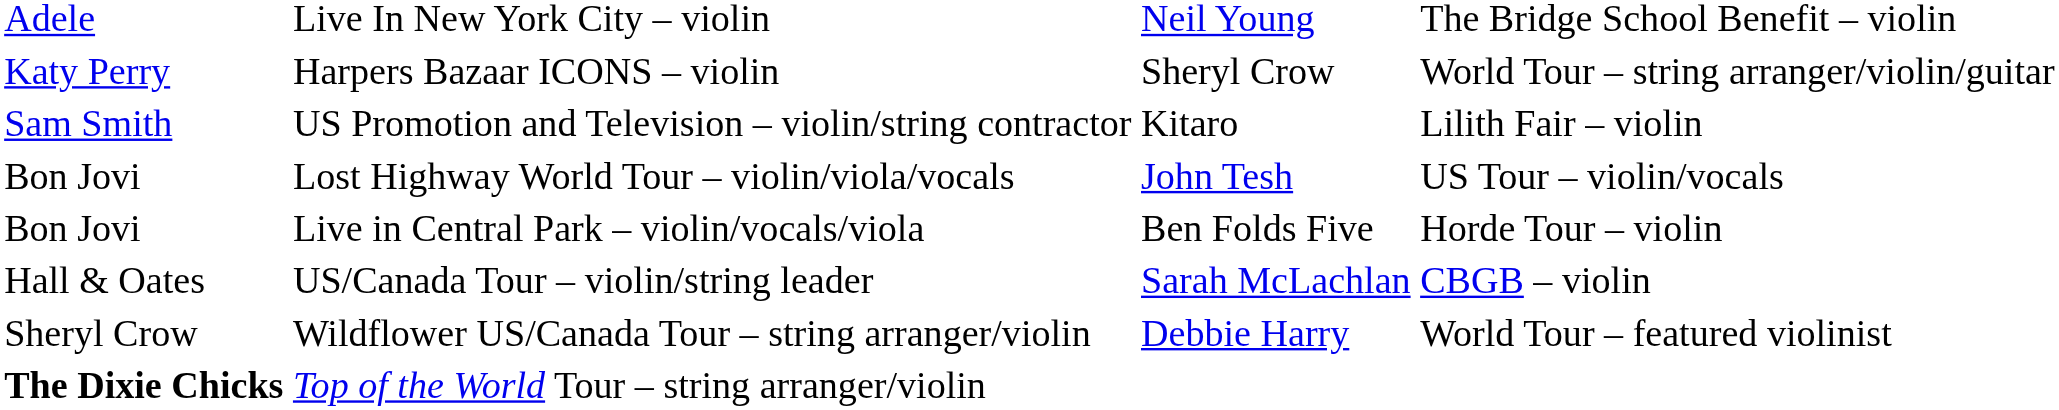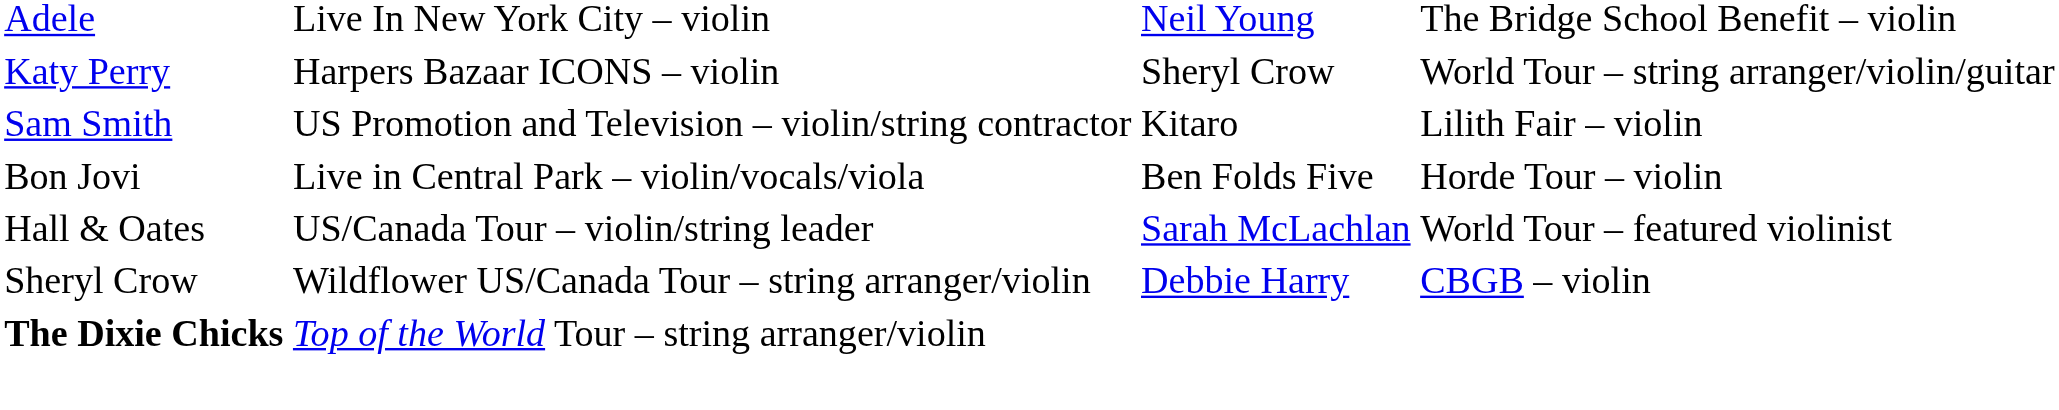- row: (654, 175)
(1535, 280) CBGB – violin -> (1656, 228) World Tour – featured violinist
(1656, 333) World Tour – featured violinist -> (1535, 280) CBGB – violin
